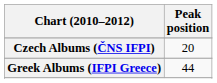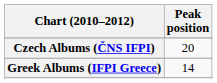(188, 68) 44 -> (188, 68) 14
